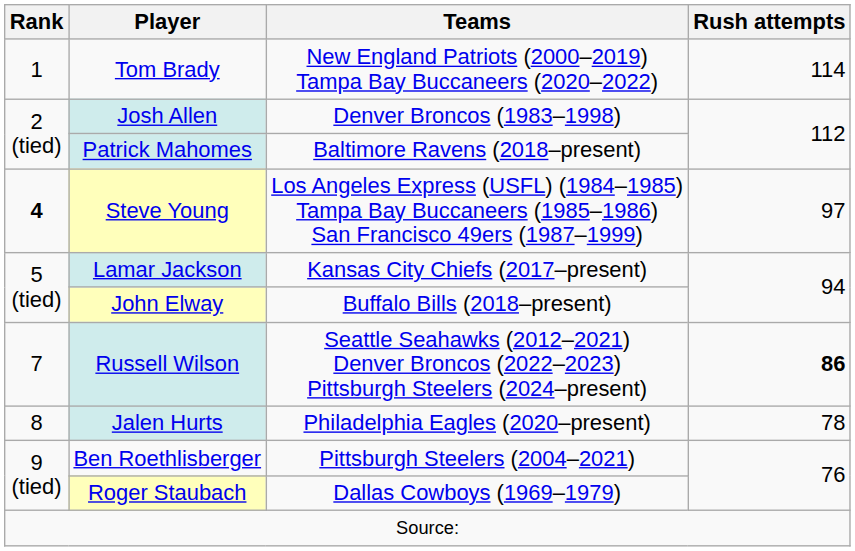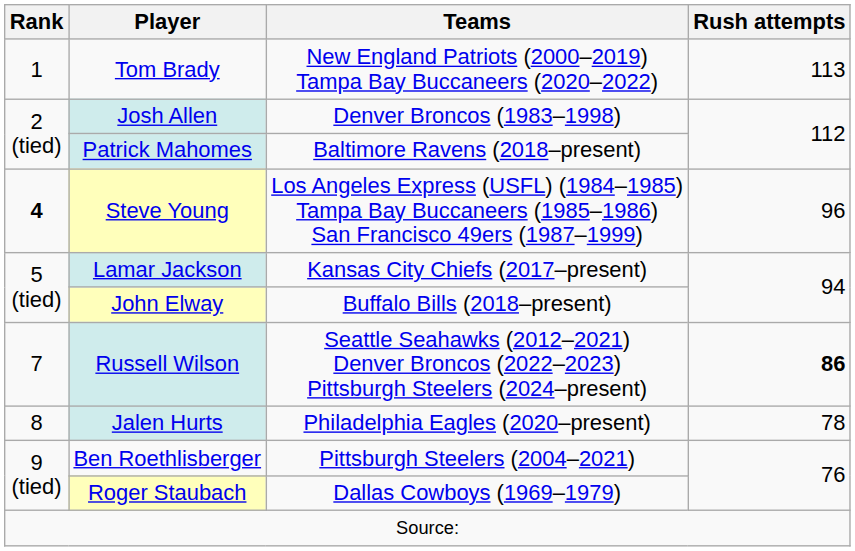(828, 68) 114 -> (828, 68) 113
(833, 210) 97 -> (833, 210) 96
